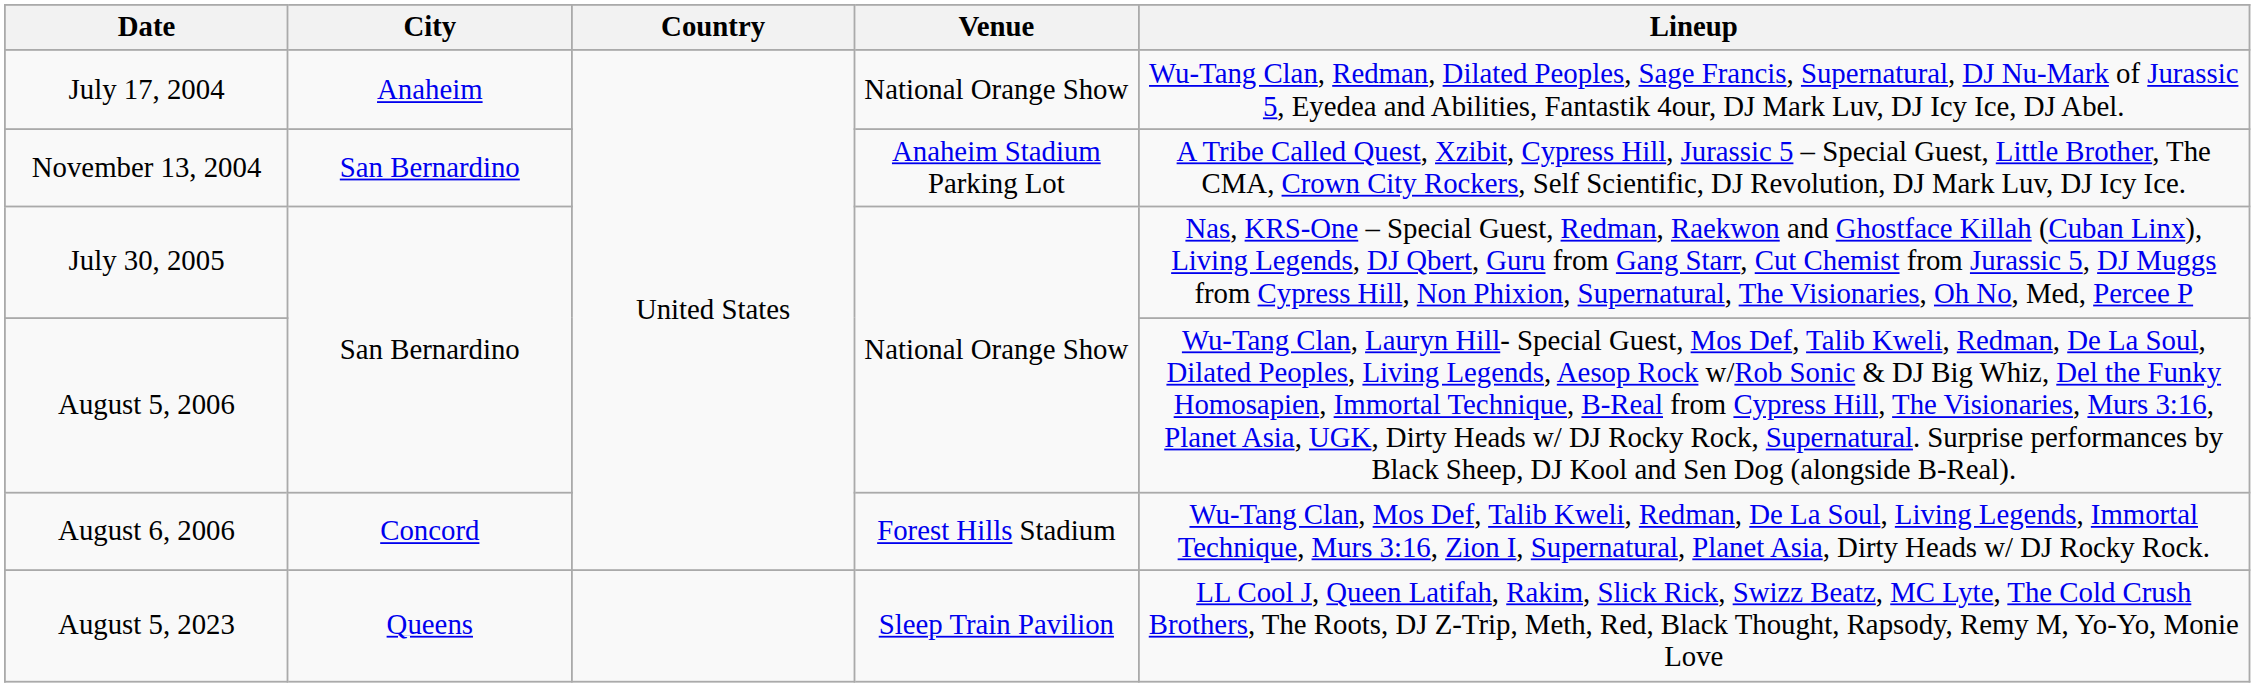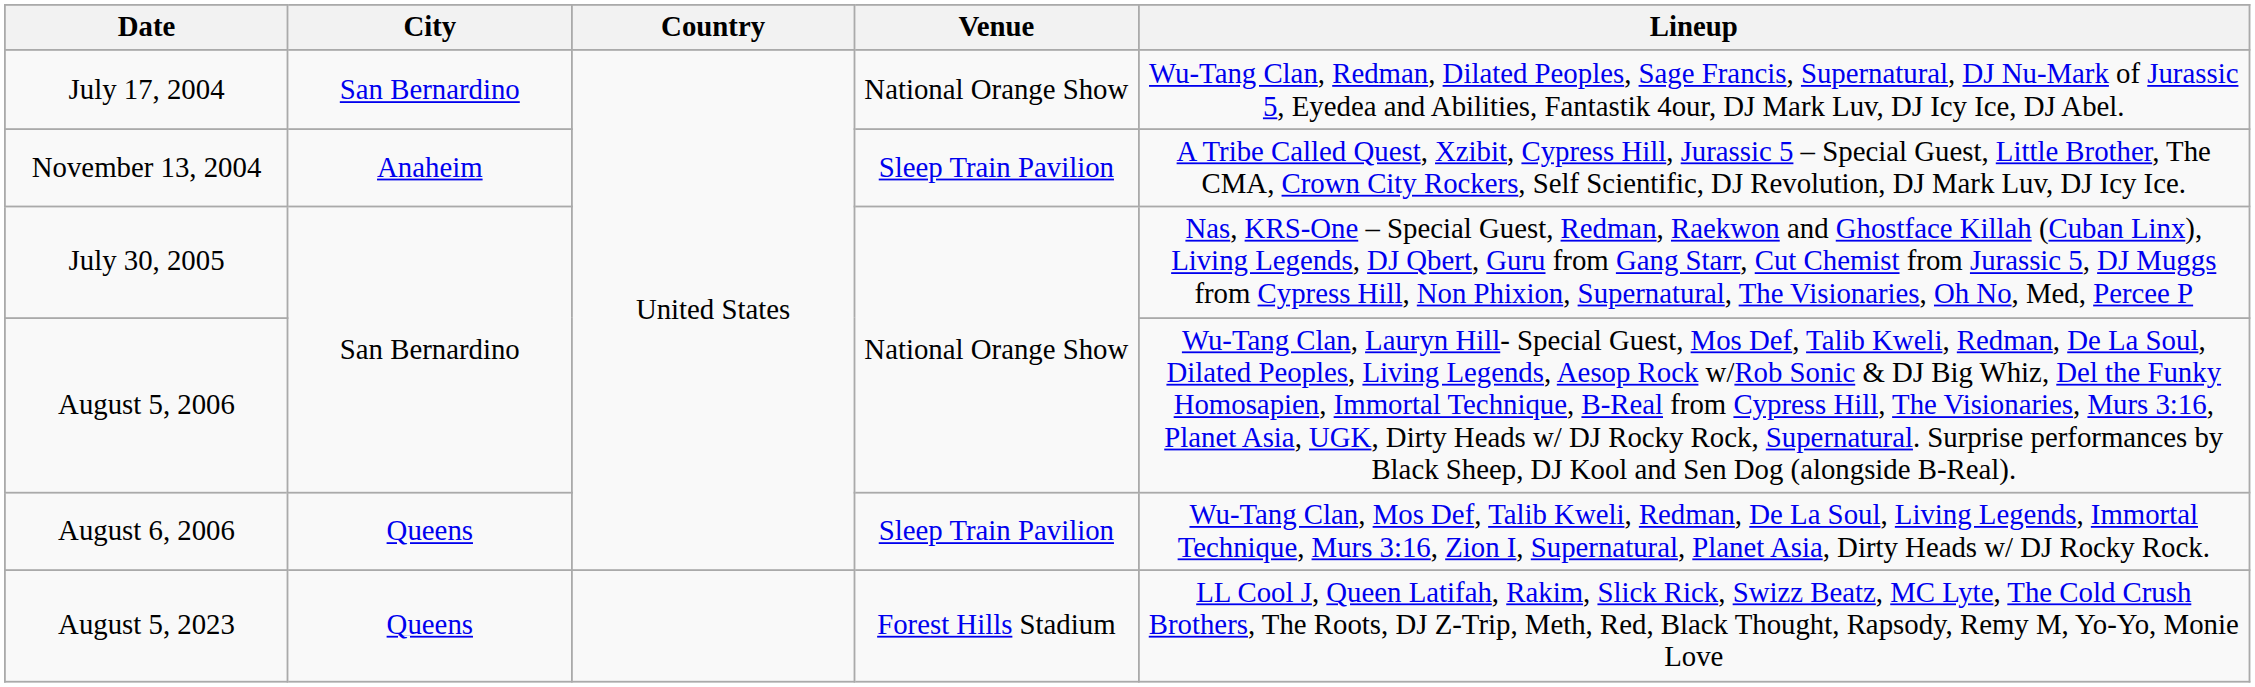(430, 89) Anaheim -> (430, 89) San Bernardino
(430, 167) San Bernardino -> (430, 167) Anaheim
(996, 167) Anaheim Stadium Parking Lot -> (996, 167) Sleep Train Pavilion
(430, 531) Concord -> (430, 531) Queens
(996, 531) Forest Hills Stadium -> (996, 531) Sleep Train Pavilion
(996, 625) Sleep Train Pavilion -> (996, 625) Forest Hills Stadium
